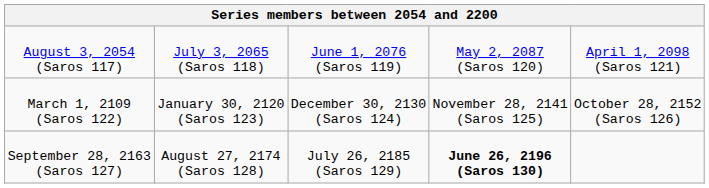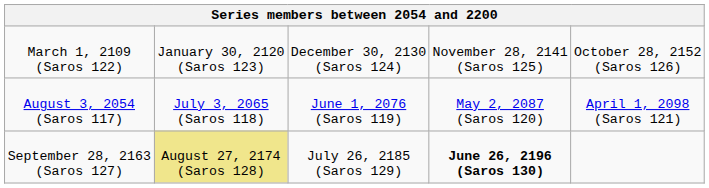rows swapped: (79, 60) <-> (79, 112)
(221, 164) no background -> (221, 164) khaki background
